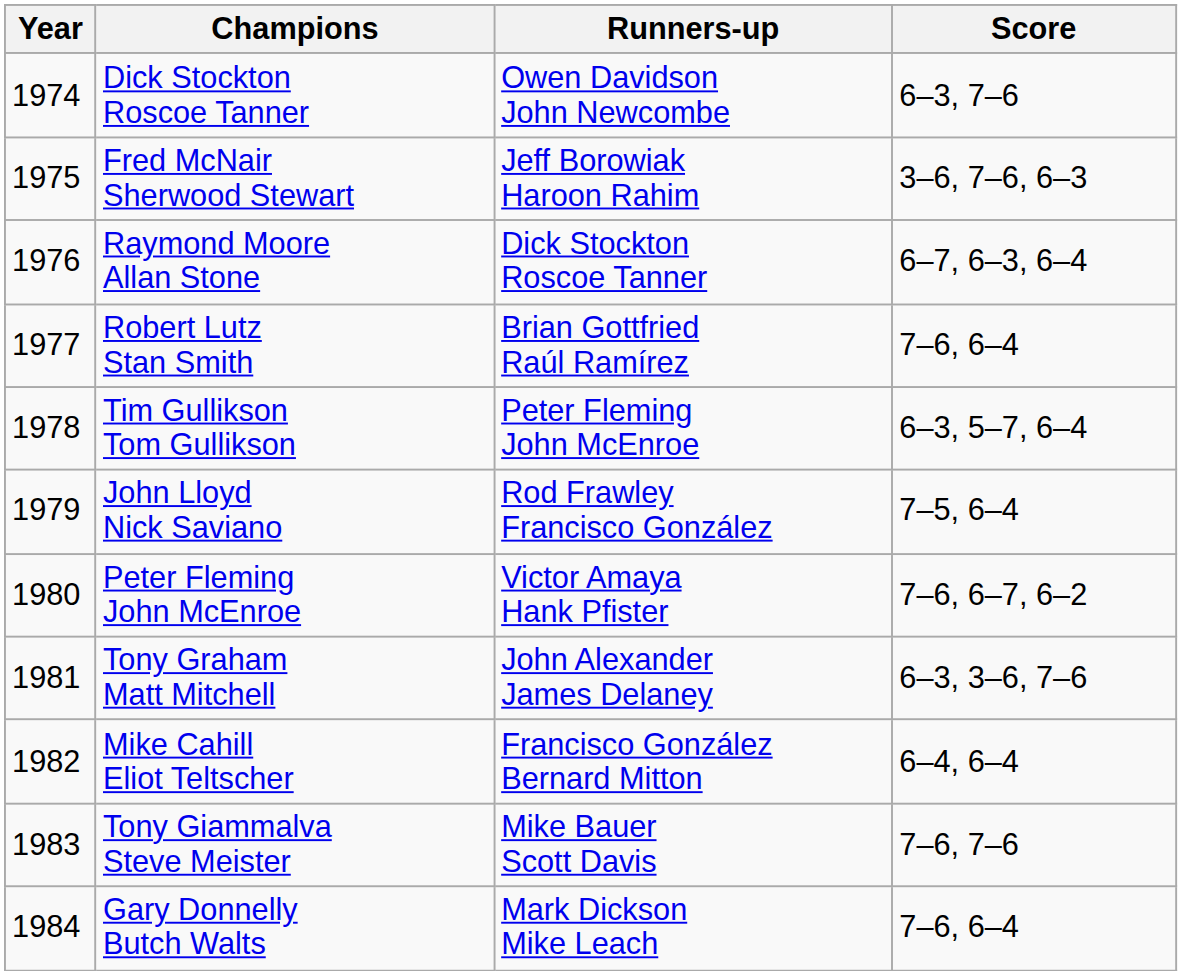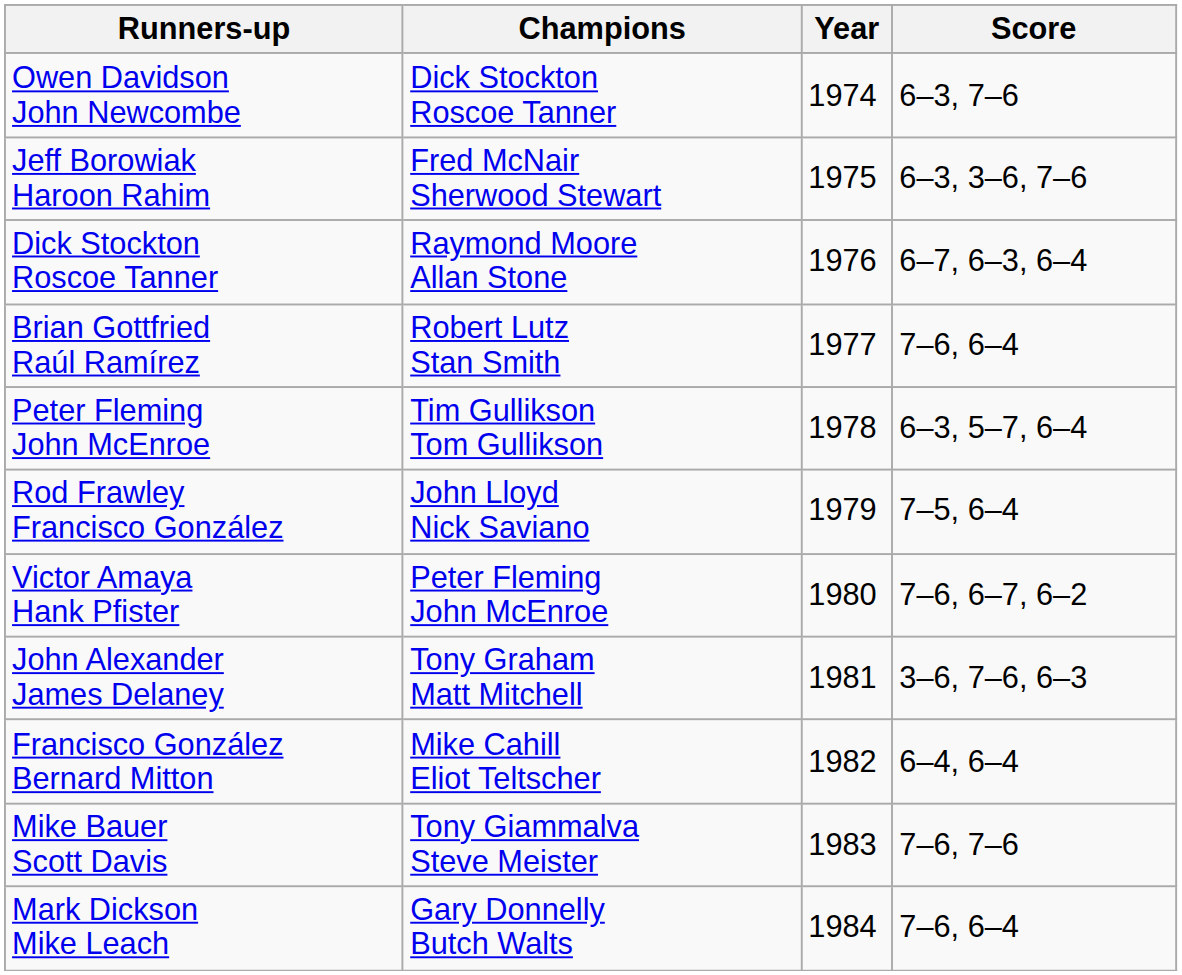columns swapped: (50, 28) <-> (693, 28)
(993, 178) 3–6, 7–6, 6–3 -> (993, 178) 6–3, 3–6, 7–6
(993, 677) 6–3, 3–6, 7–6 -> (993, 677) 3–6, 7–6, 6–3
